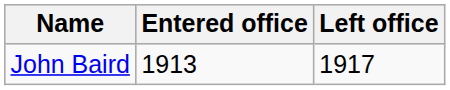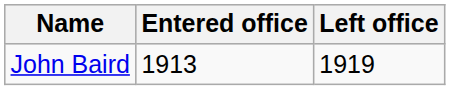(347, 63) 1917 -> (347, 63) 1919
